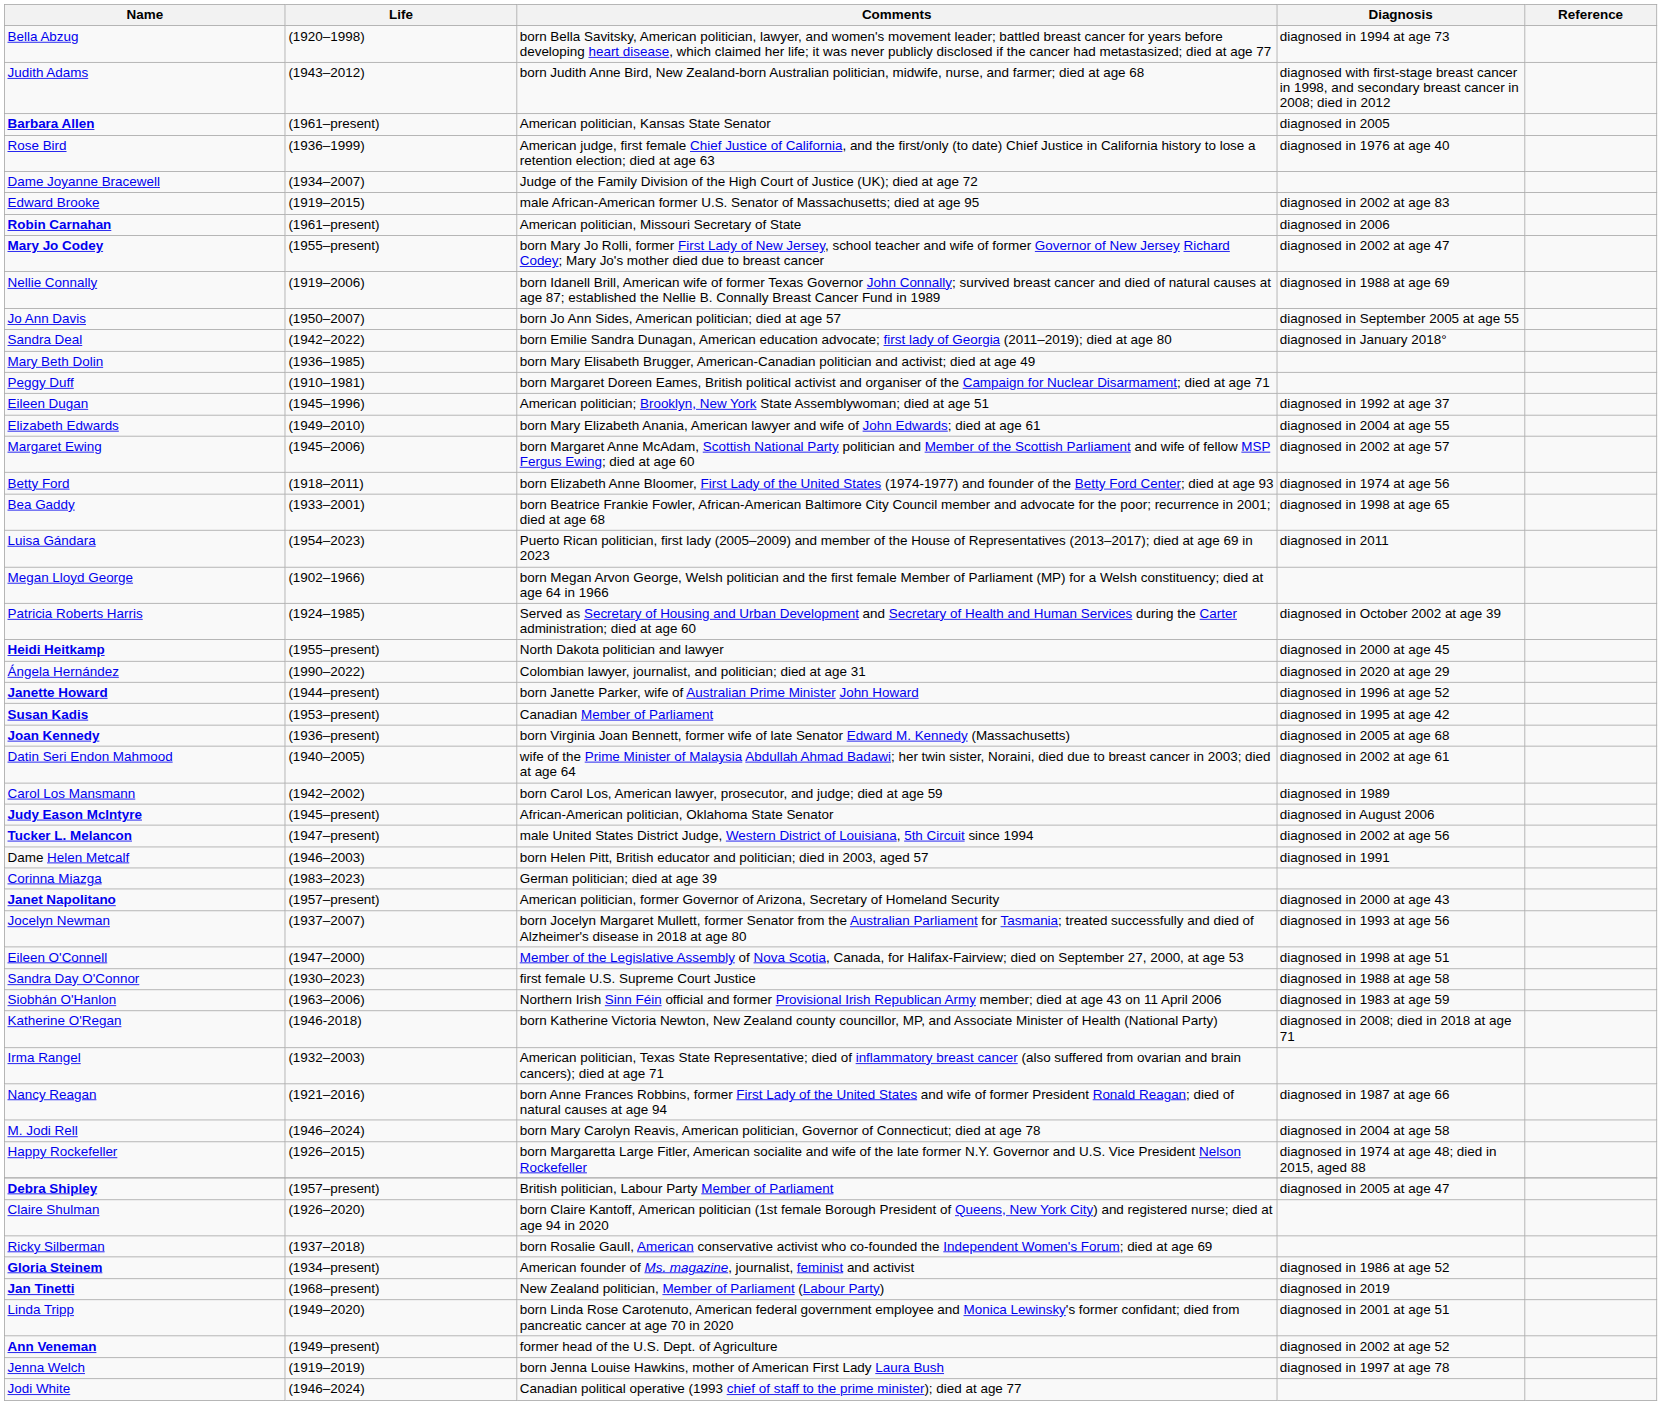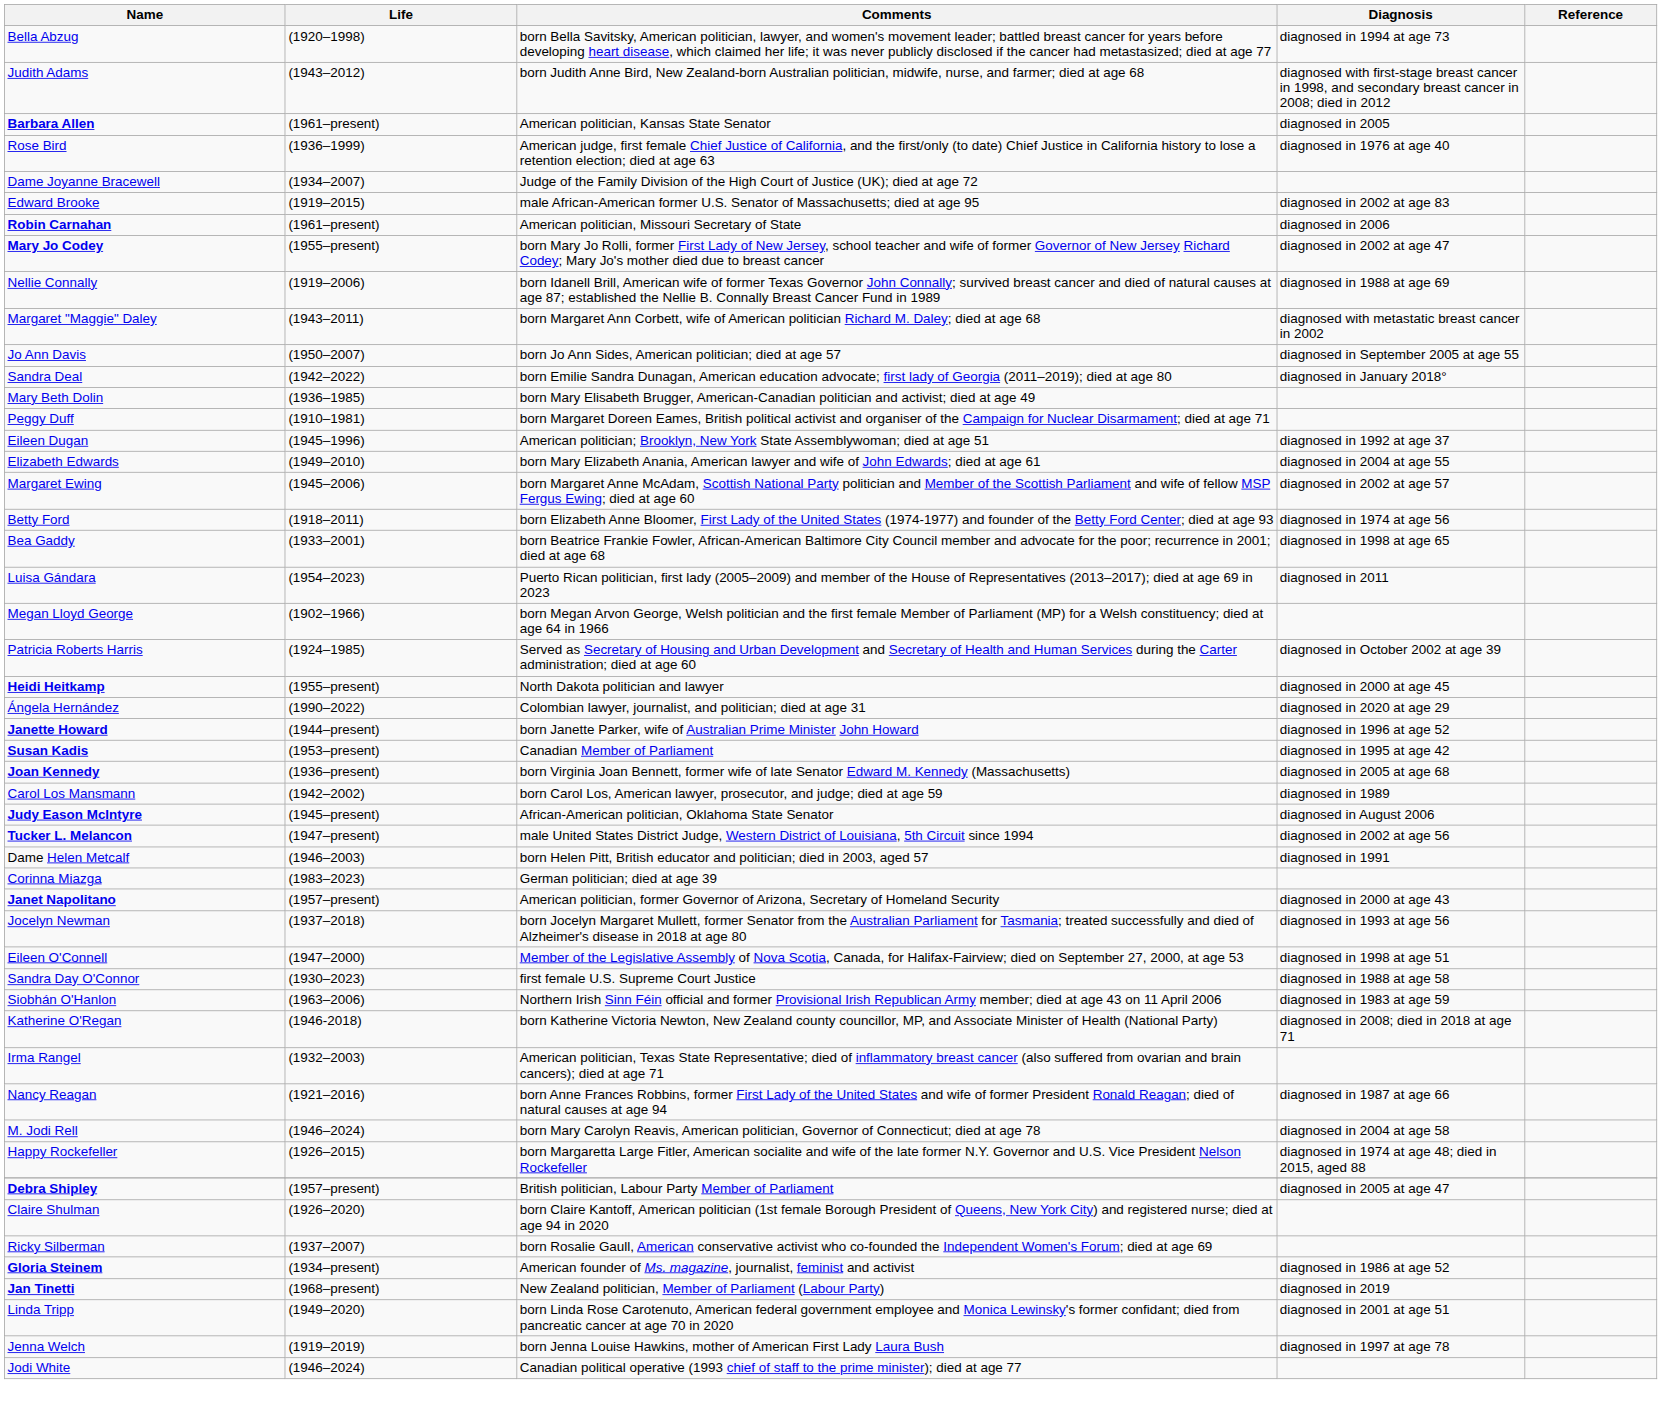+ row: (82, 319)
- row: (90, 756)
(327, 921) (1937–2007) -> (327, 921) (1937–2018)
(327, 1246) (1937–2018) -> (327, 1246) (1937–2007)
- row: (52, 1346)
